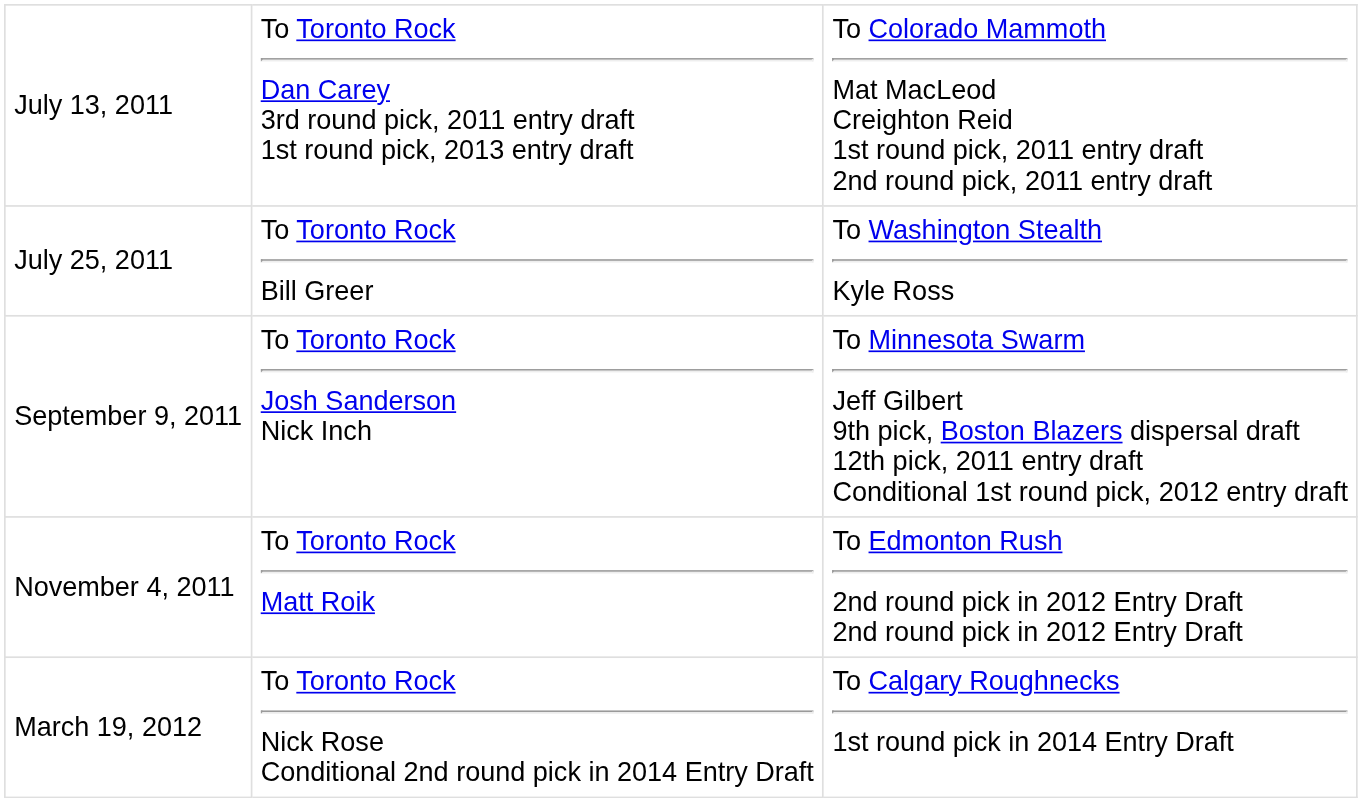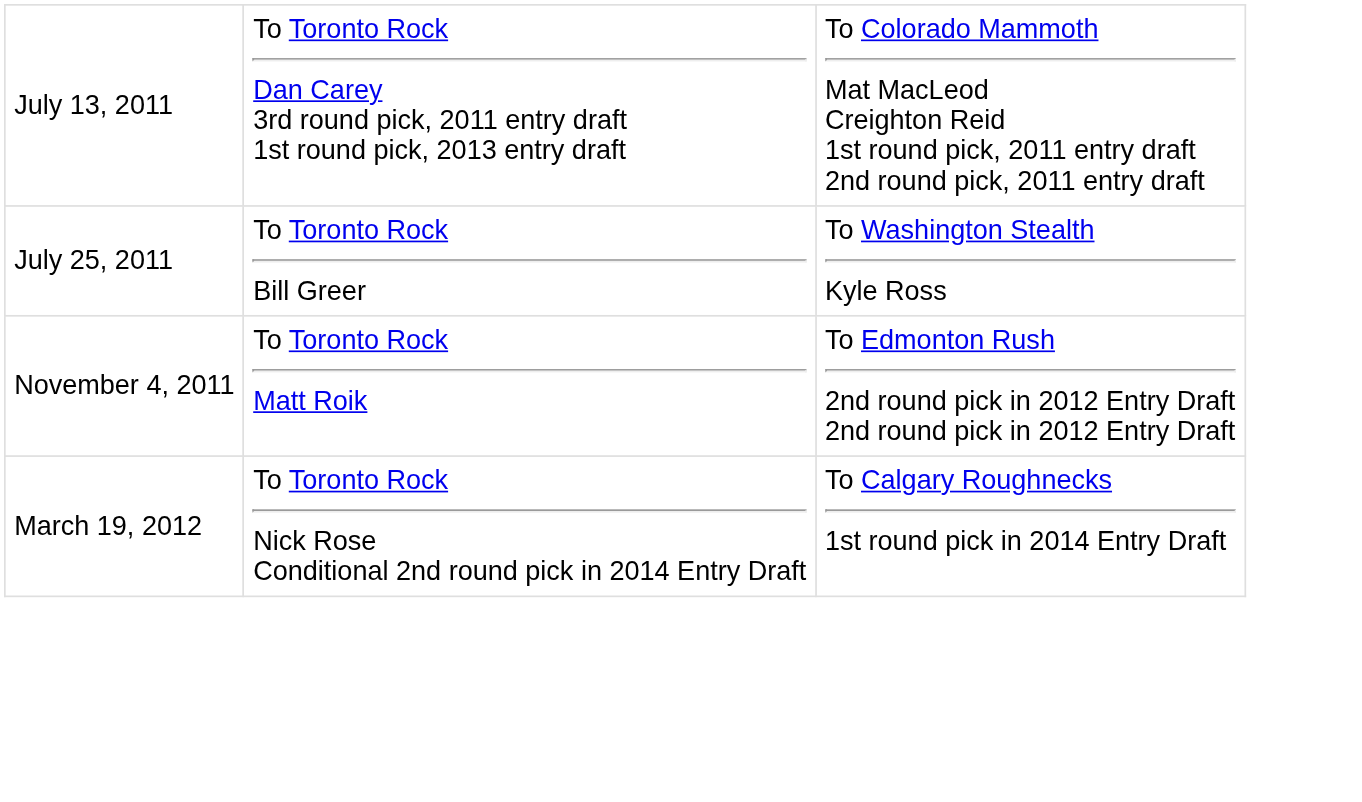- row: (128, 416)
